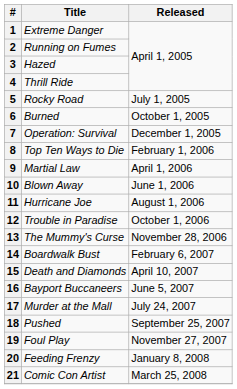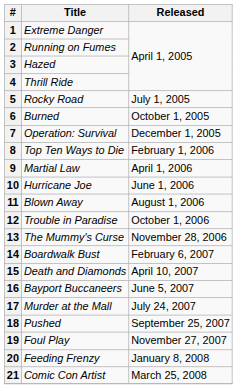(53, 185) Blown Away -> (58, 185) Hurricane Joe
(58, 202) Hurricane Joe -> (53, 202) Blown Away
